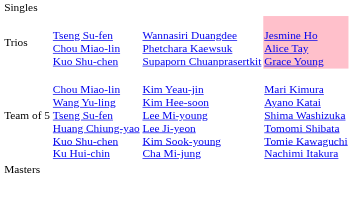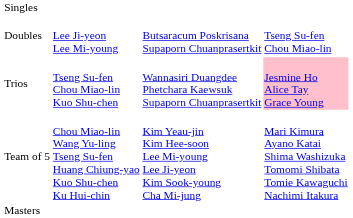+ row: (23, 36)
